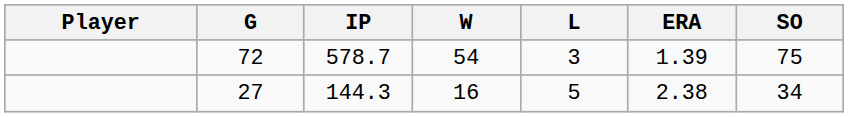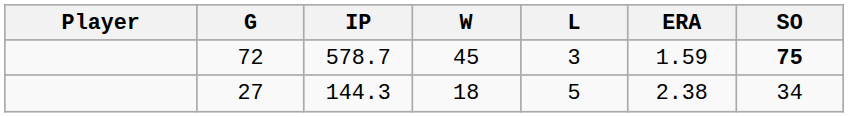(466, 58) 54 -> (466, 58) 45
(682, 58) 1.39 -> (682, 58) 1.59
(790, 58) normal -> (790, 58) bold
(466, 93) 16 -> (466, 93) 18
